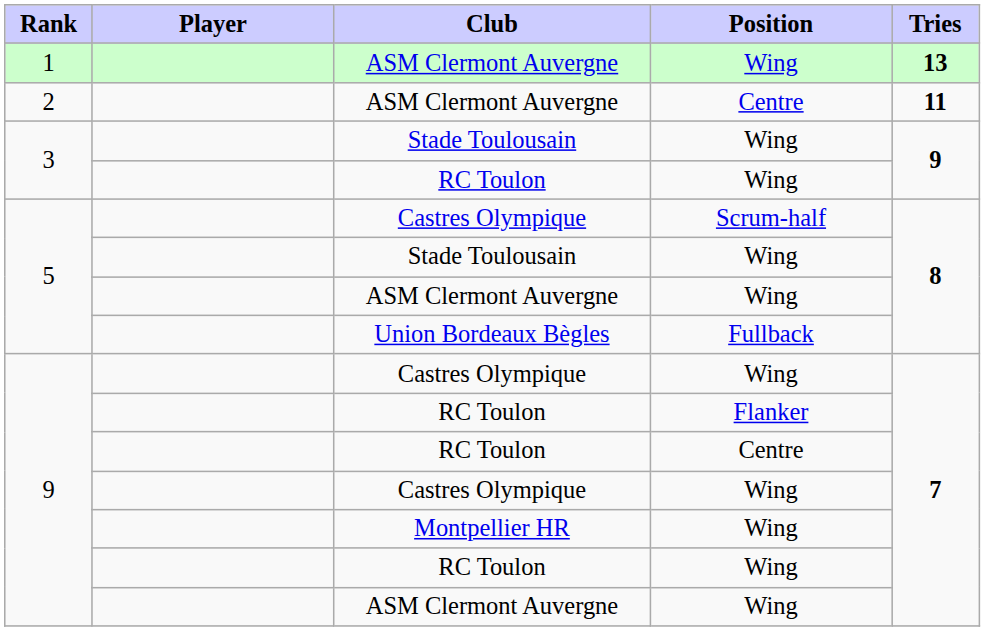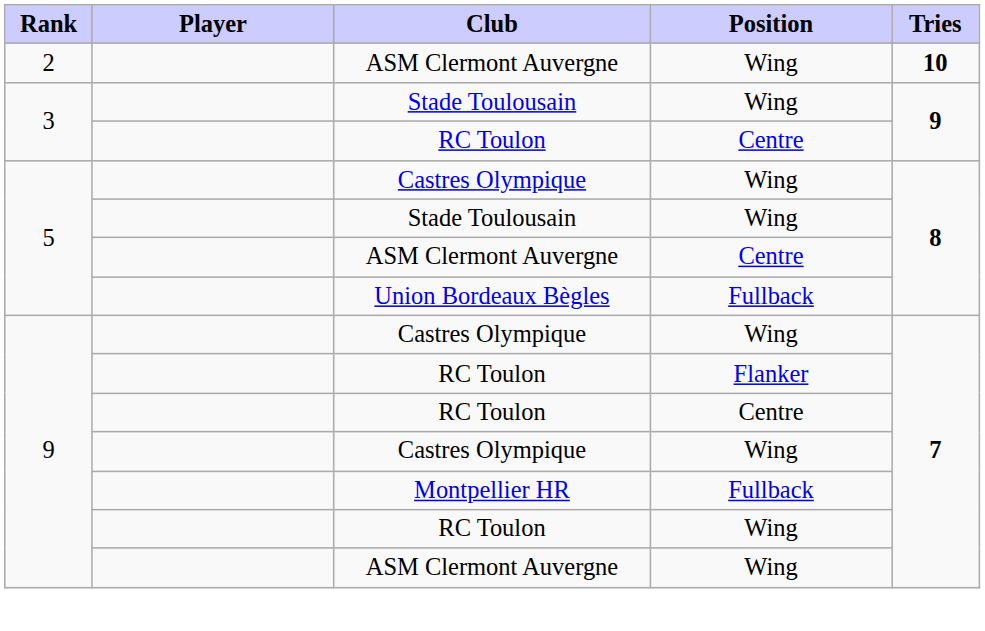- row: (49, 62)
(771, 101) Centre -> (771, 62) Wing
(935, 101) 11 -> (935, 62) 10
(771, 179) Wing -> (771, 140) Centre
(771, 218) Scrum-half -> (771, 179) Wing
(771, 295) Wing -> (771, 256) Centre
(771, 528) Wing -> (771, 489) Fullback
